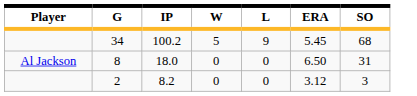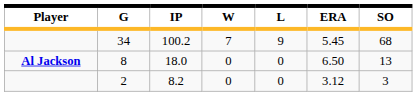(216, 40) 5 -> (228, 40) 7
(48, 60) normal -> (51, 60) bold
(365, 60) 31 -> (386, 60) 13
